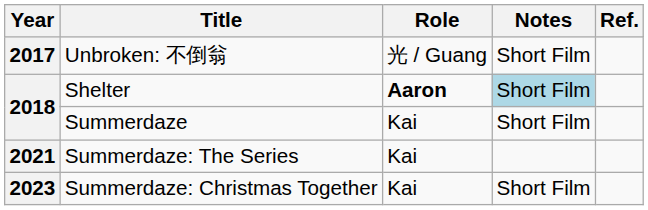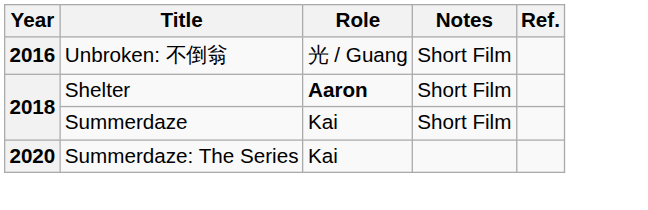(32, 55) 2017 -> (32, 55) 2016
(543, 90) lightblue background -> (464, 90) no background
(32, 155) 2021 -> (32, 155) 2020
- row: (221, 188)
